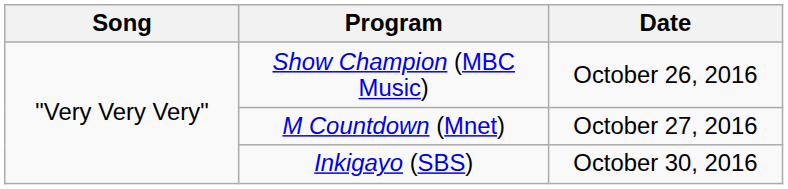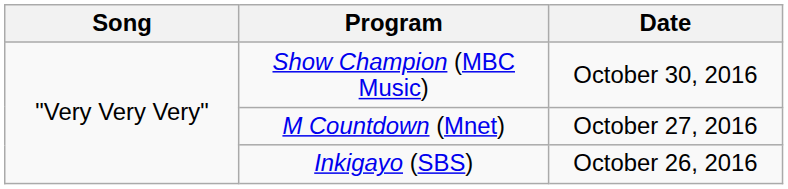(665, 74) October 26, 2016 -> (665, 74) October 30, 2016
(665, 163) October 30, 2016 -> (665, 163) October 26, 2016
